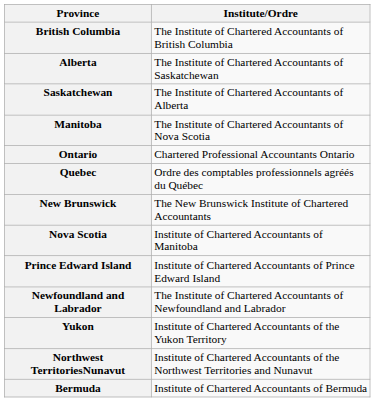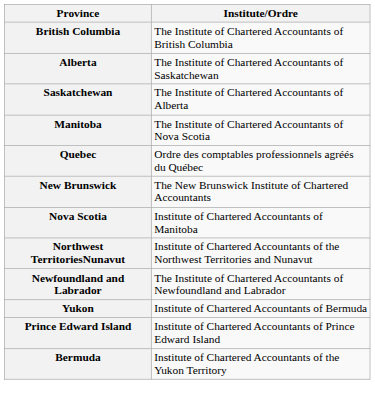- row: (78, 154)
rows swapped: (78, 265) <-> (78, 363)
(247, 333) Institute of Chartered Accountants of the Yukon Territory -> (261, 308) Institute of Chartered Accountants of Bermuda
(261, 388) Institute of Chartered Accountants of Bermuda -> (247, 363) Institute of Chartered Accountants of the Yukon Territory
